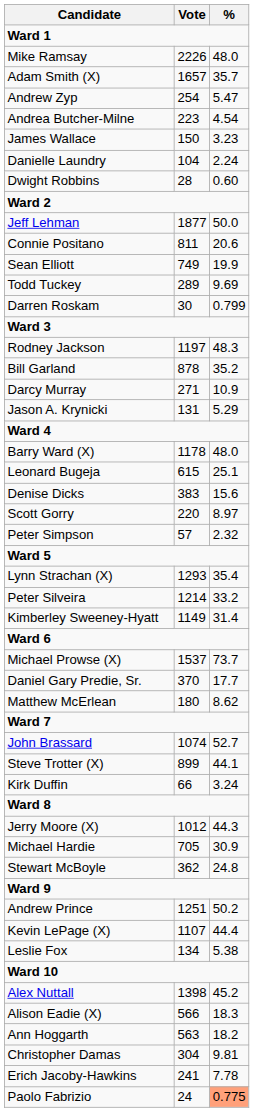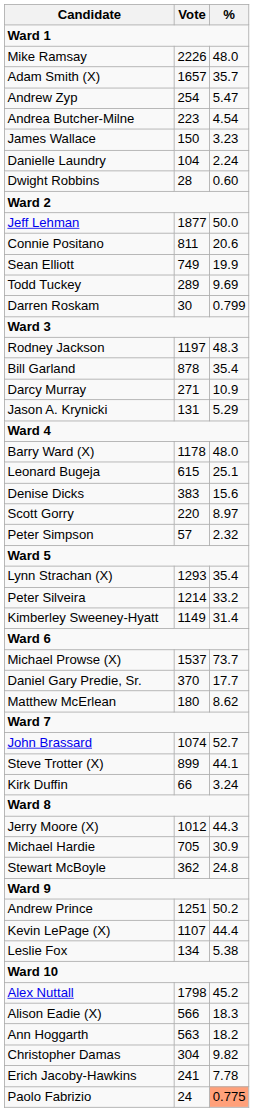(225, 368) 35.2 -> (225, 368) 35.4
(192, 992) 1398 -> (192, 992) 1798
(225, 1055) 9.81 -> (225, 1055) 9.82
